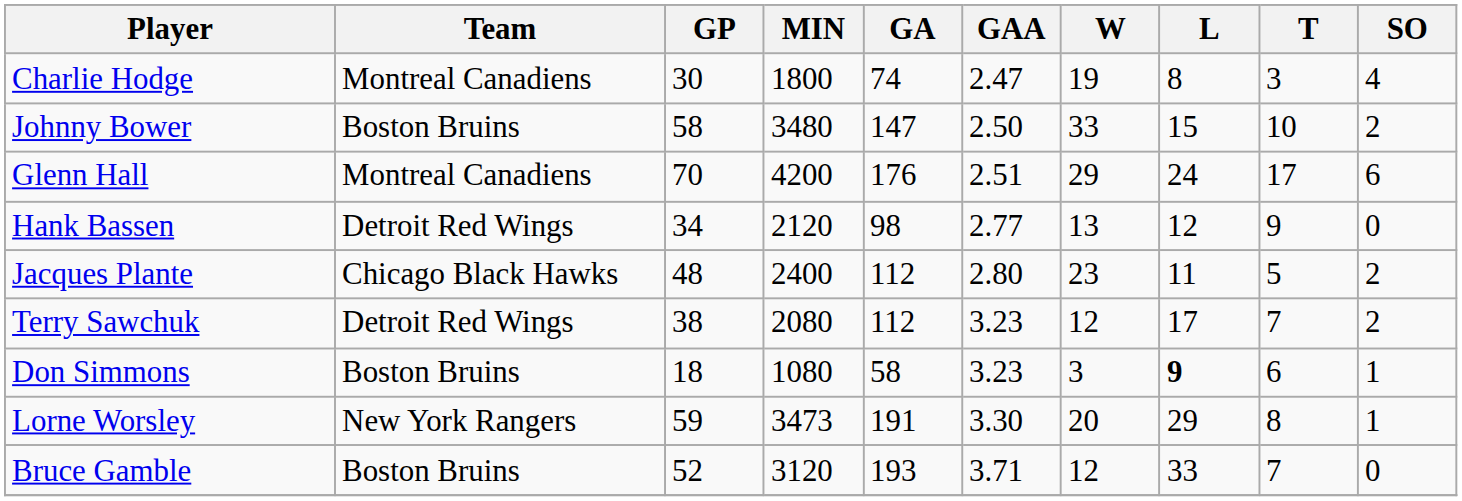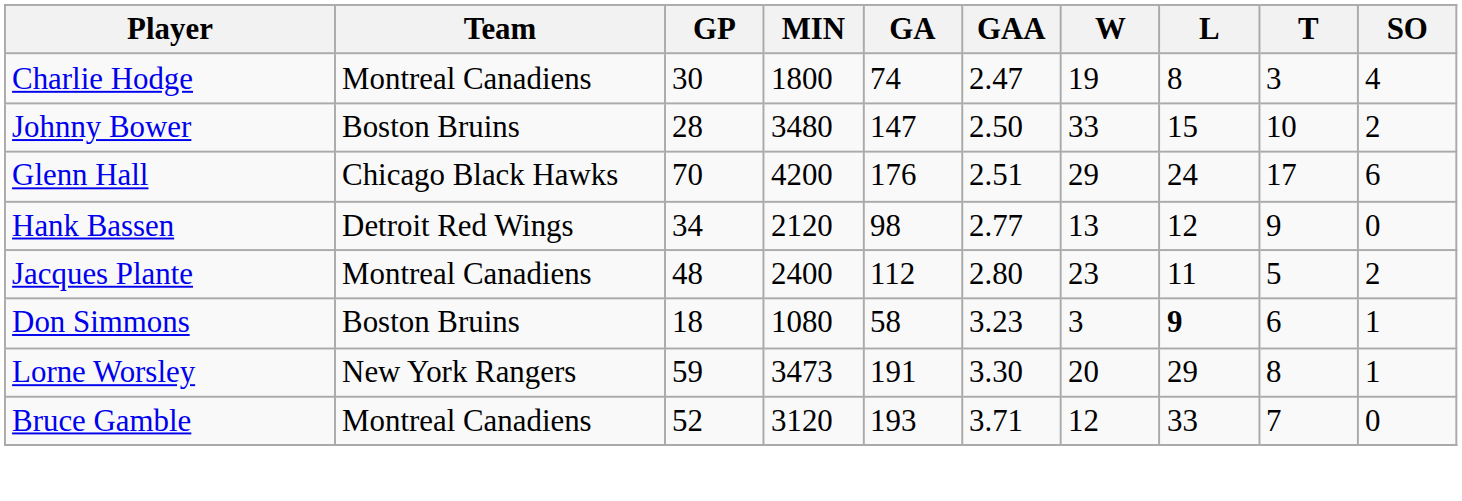(688, 126) 58 -> (688, 126) 28
(467, 175) Montreal Canadiens -> (480, 175) Chicago Black Hawks
(480, 273) Chicago Black Hawks -> (467, 273) Montreal Canadiens
- row: (106, 322)
(431, 469) Boston Bruins -> (467, 420) Montreal Canadiens
